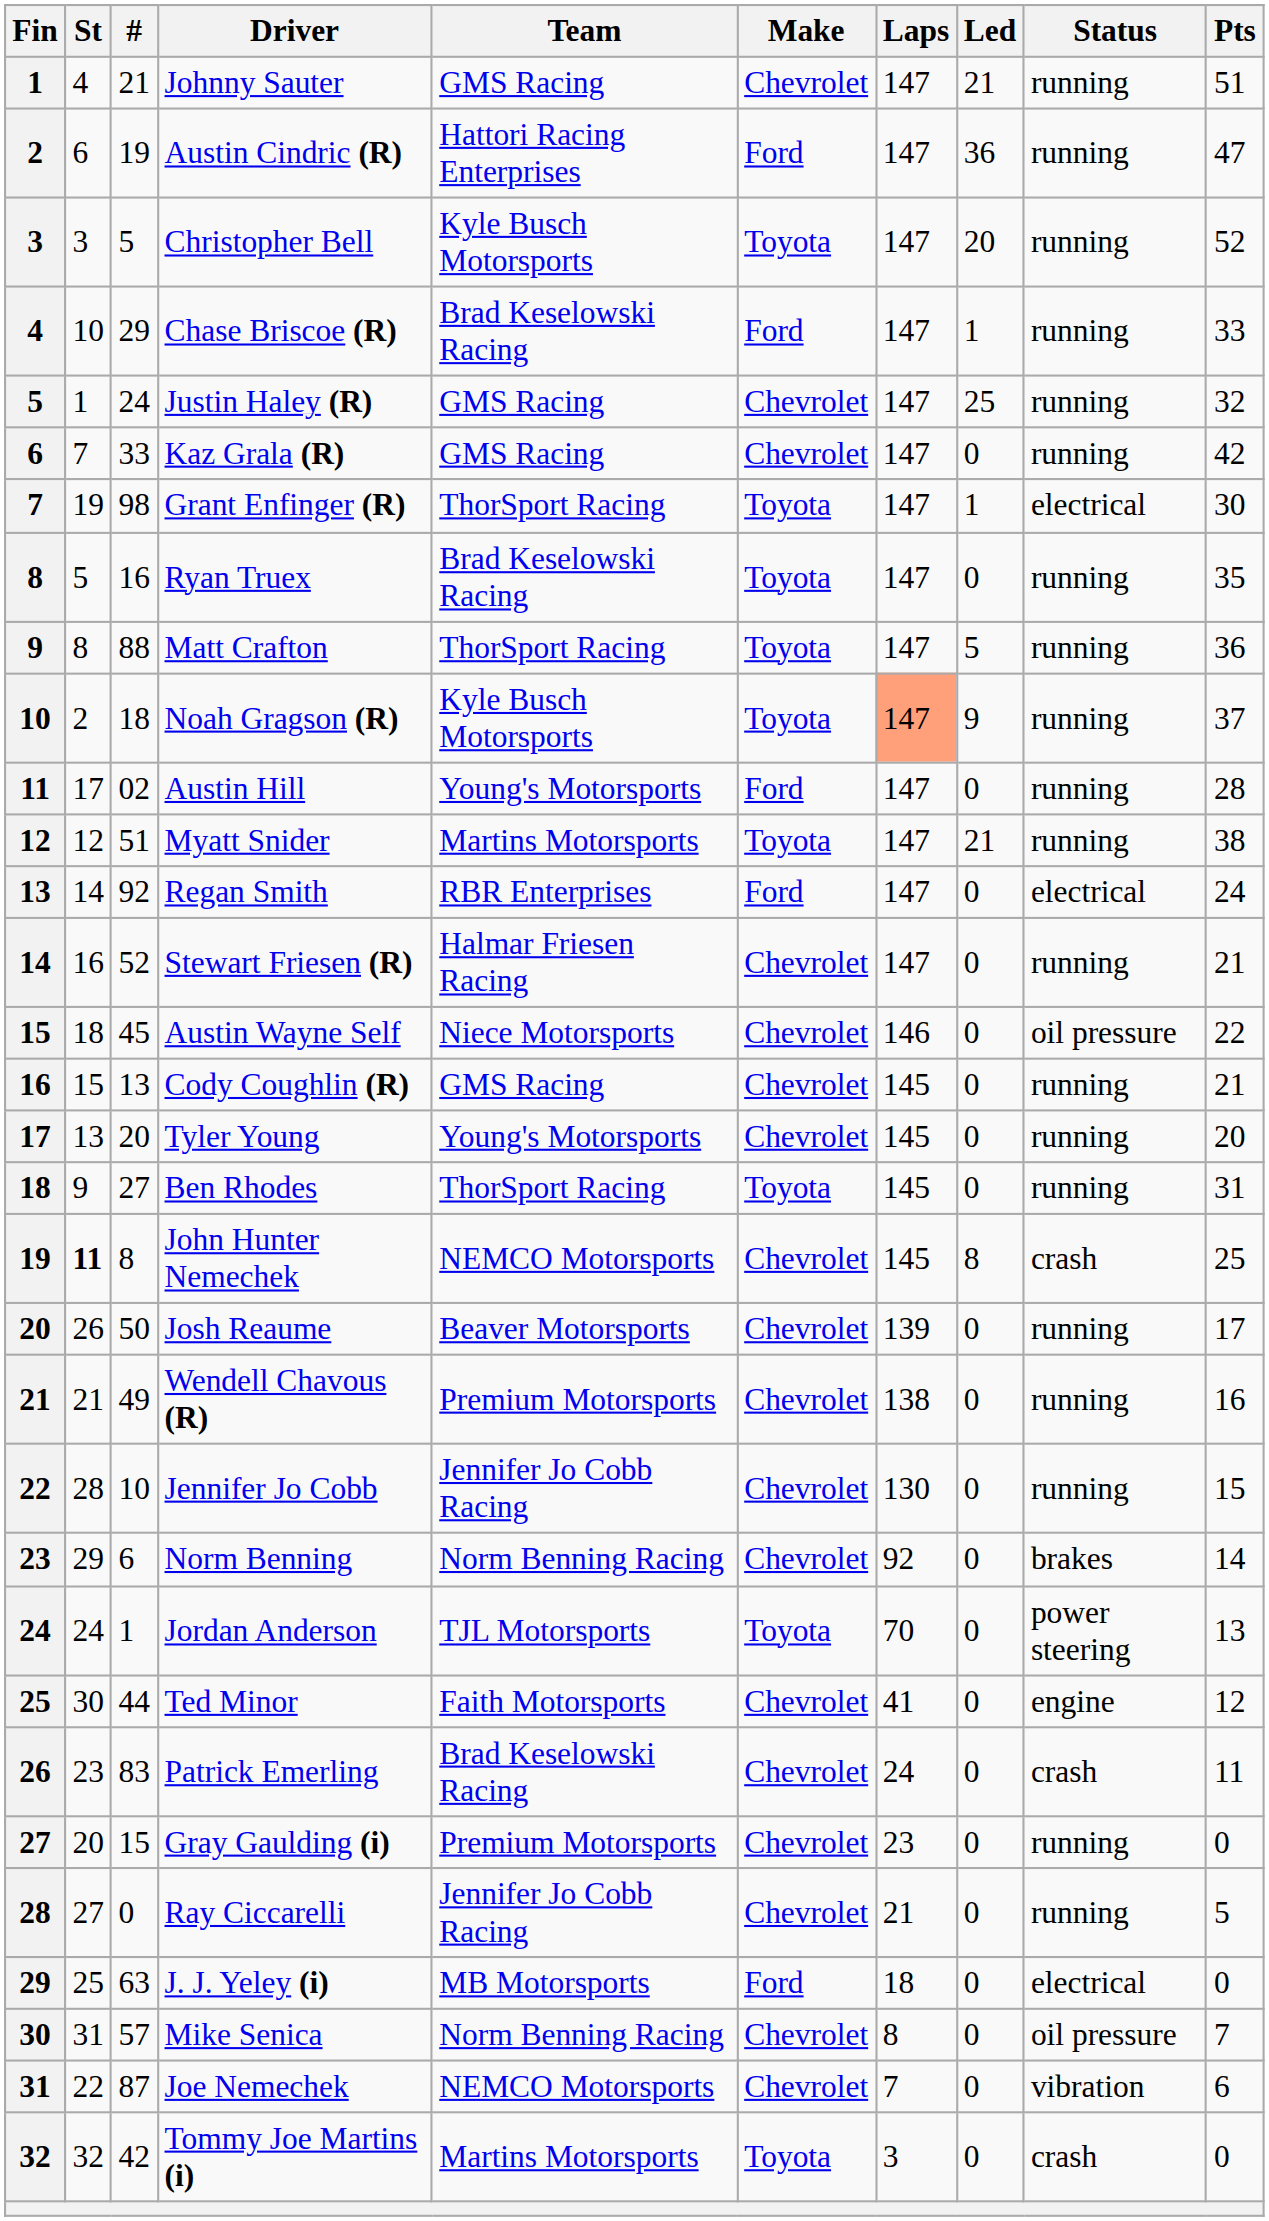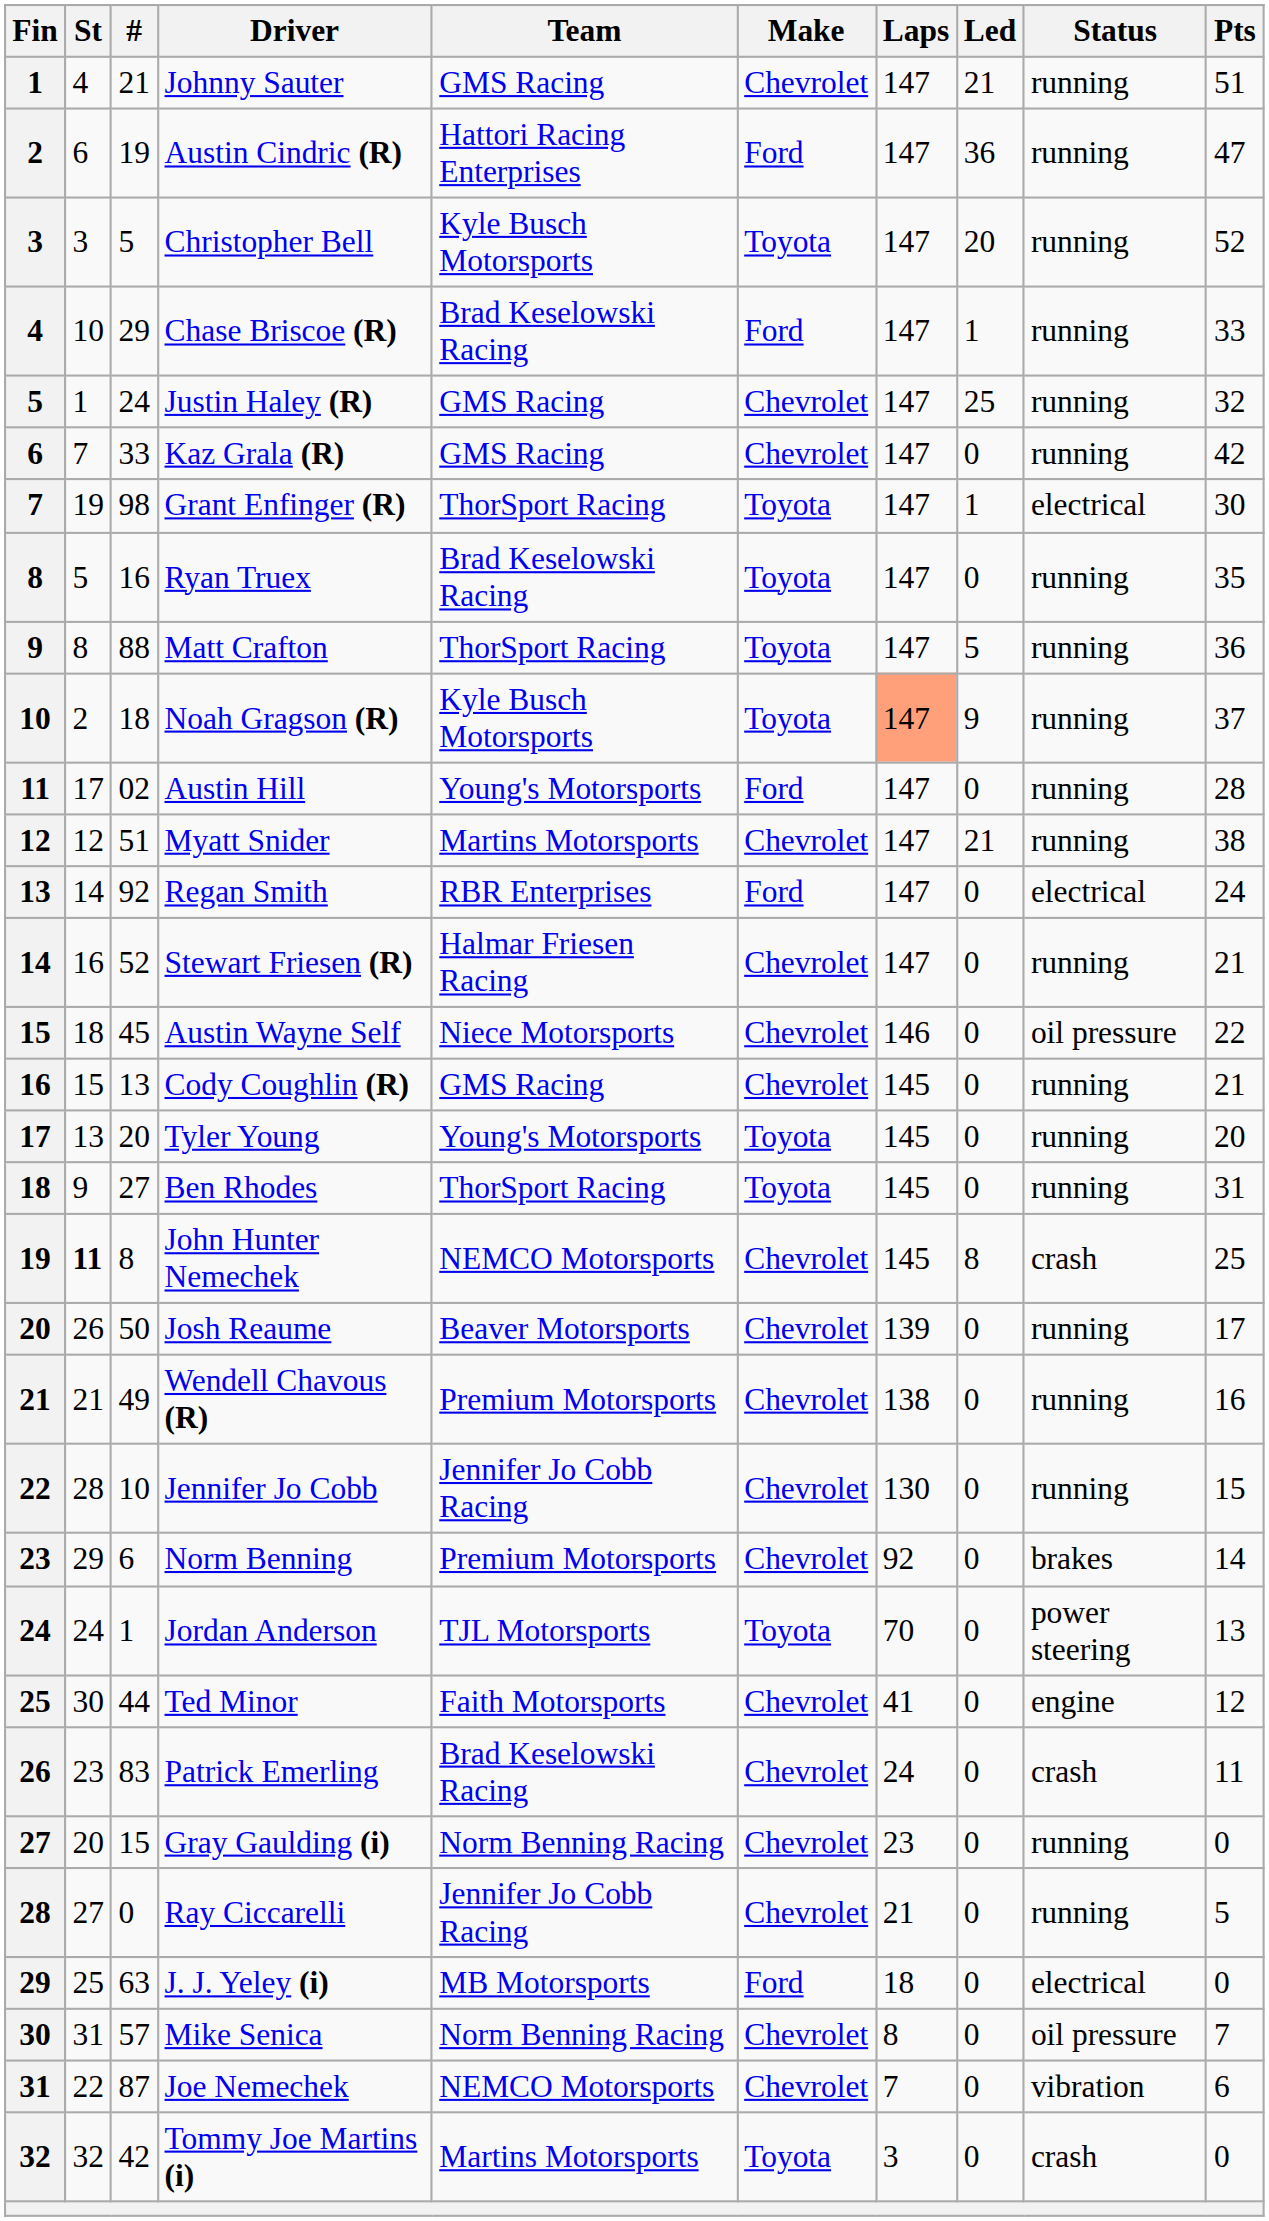(788, 839) Toyota -> (806, 839) Chevrolet
(806, 1136) Chevrolet -> (788, 1136) Toyota
(582, 1559) Norm Benning Racing -> (578, 1559) Premium Motorsports
(578, 1841) Premium Motorsports -> (582, 1841) Norm Benning Racing
